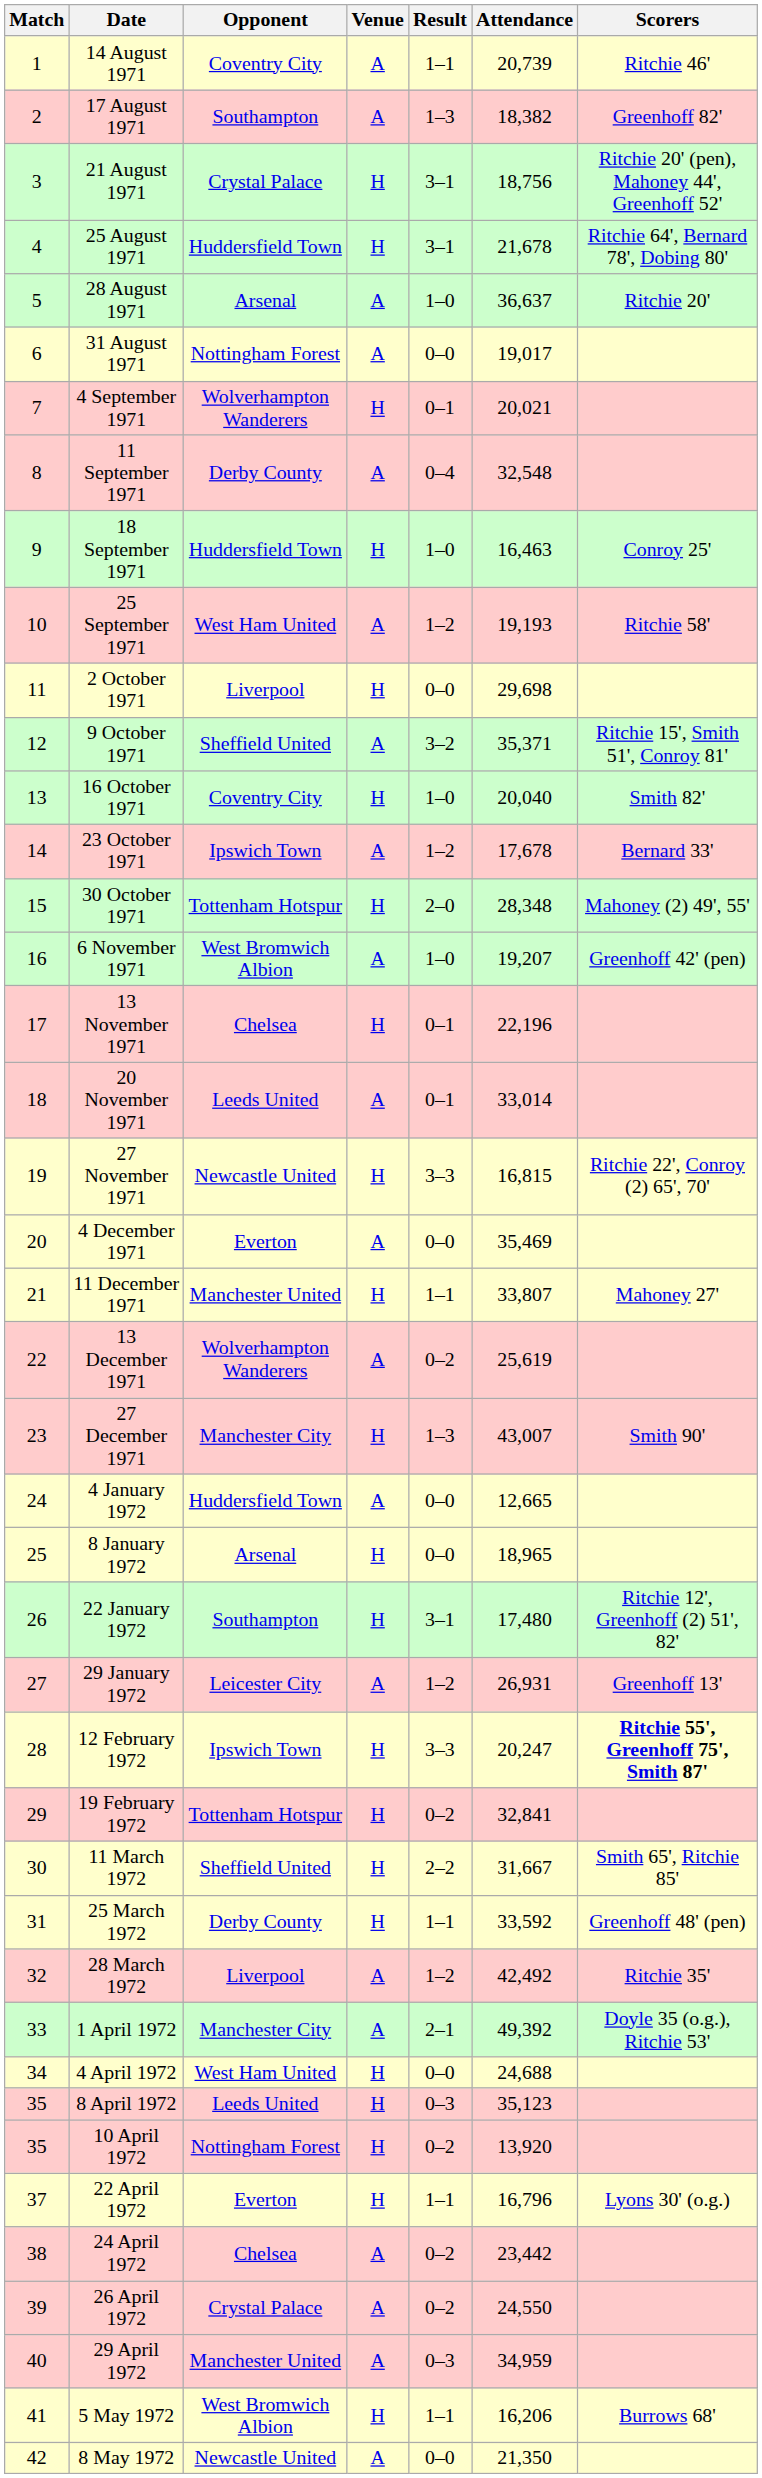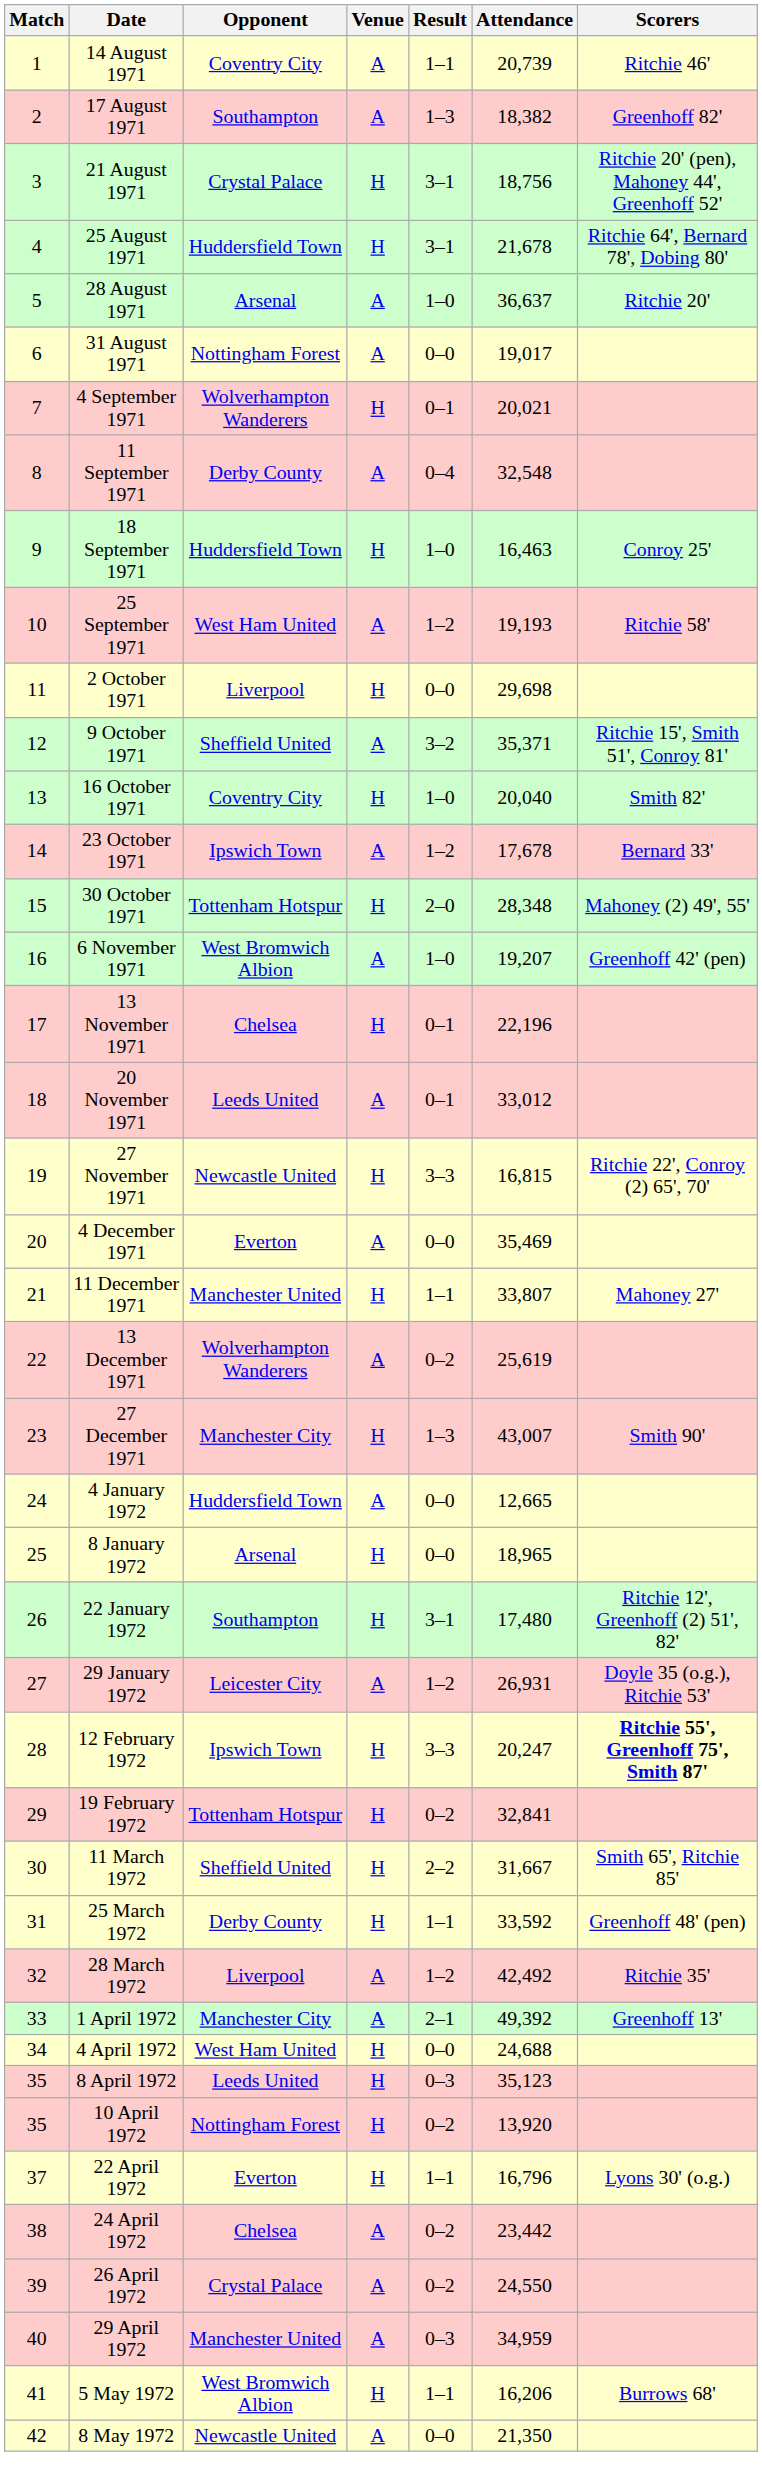(525, 1099) 33,014 -> (525, 1099) 33,012
(667, 1684) Greenhoff 13' -> (667, 1684) Doyle 35 (o.g.), Ritchie 53'
(667, 2029) Doyle 35 (o.g.), Ritchie 53' -> (667, 2018) Greenhoff 13'
